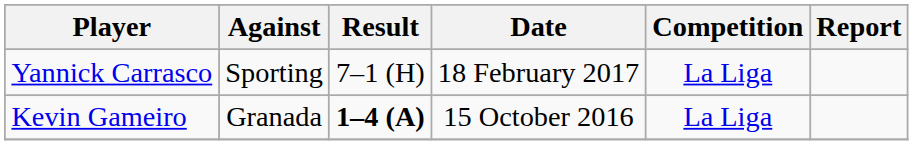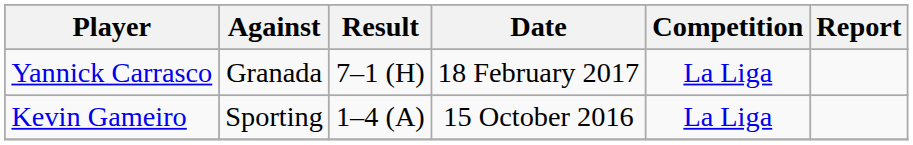(274, 71) Sporting -> (274, 71) Granada
(274, 116) Granada -> (274, 116) Sporting
(380, 116) bold -> (380, 116) normal
